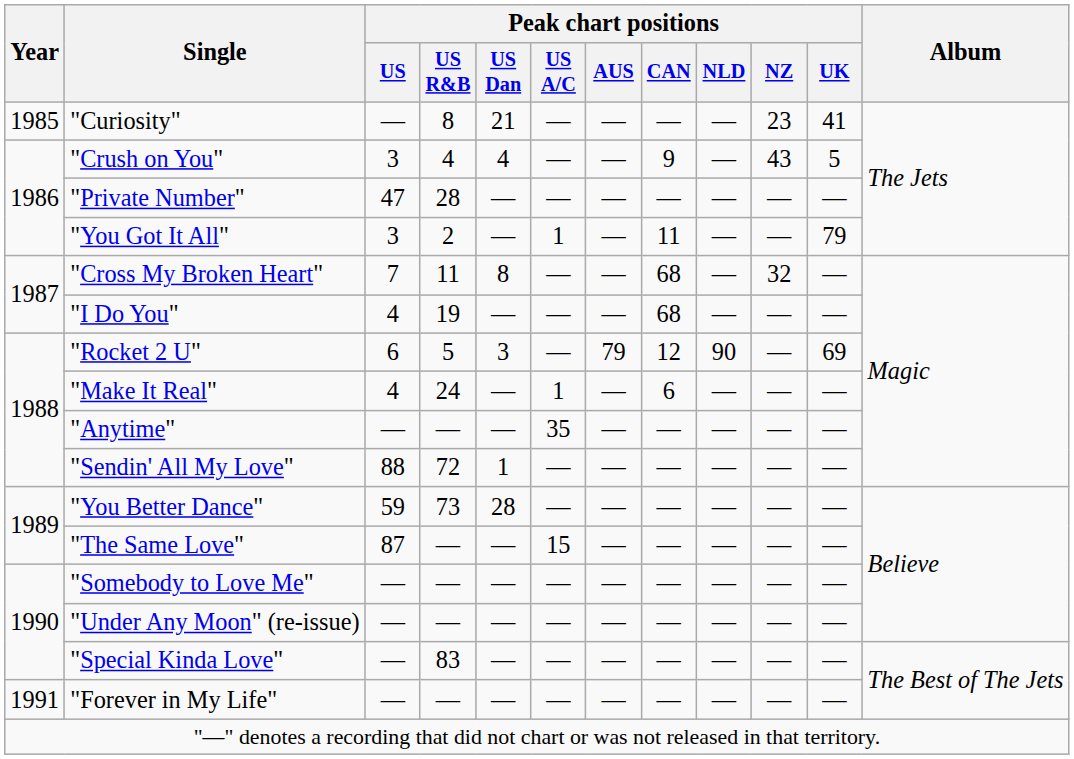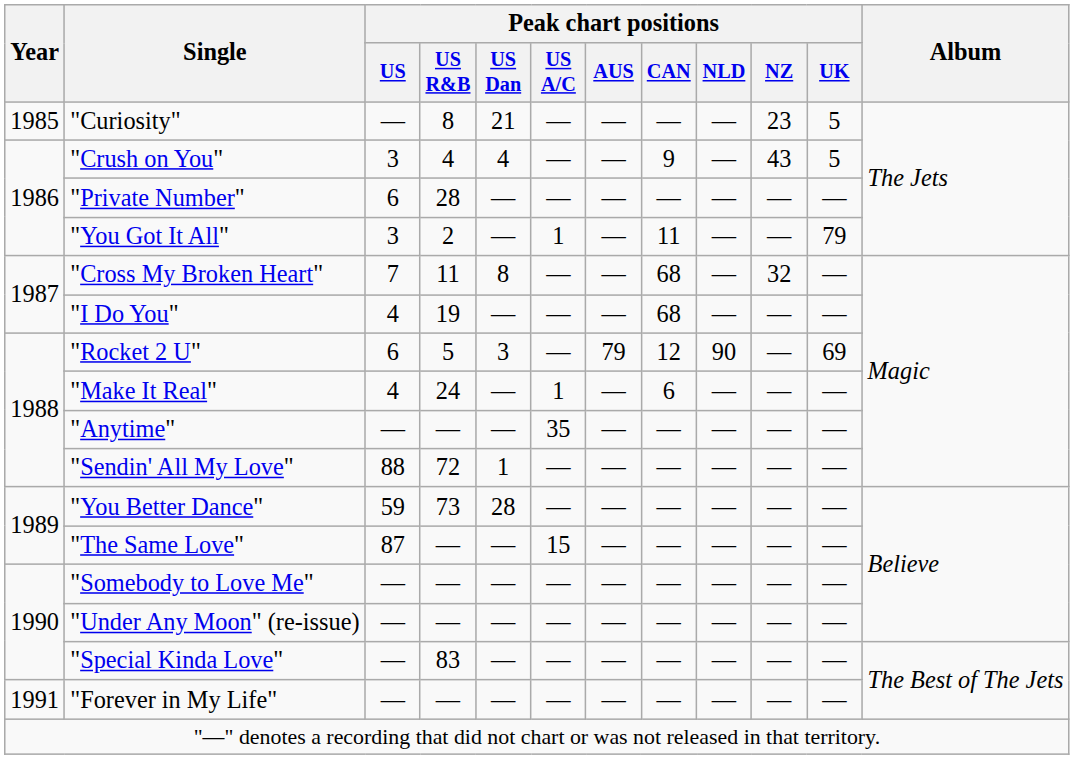(834, 120) 41 -> (834, 120) 5
(393, 197) 47 -> (393, 197) 6
